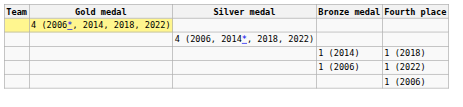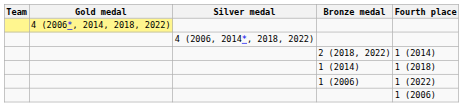+ row: (101, 53)
